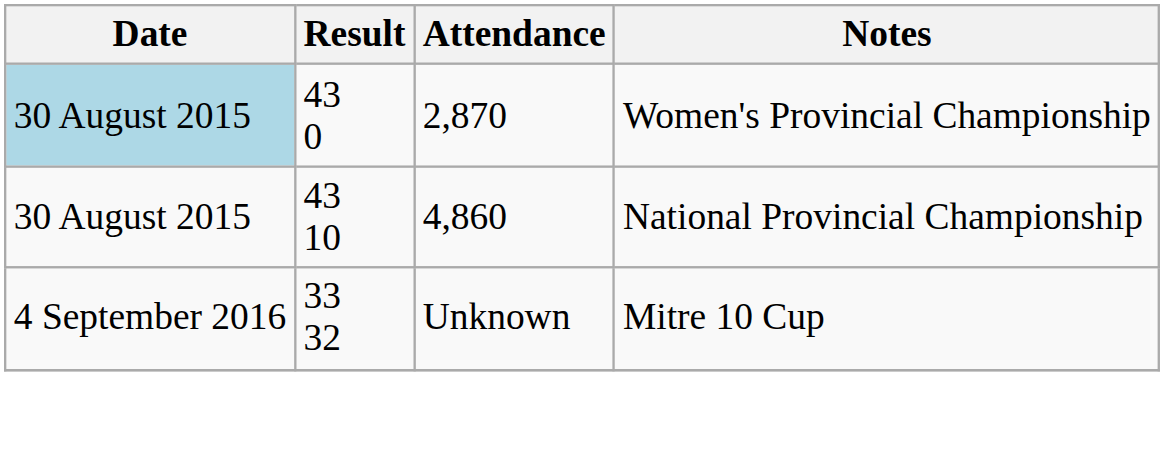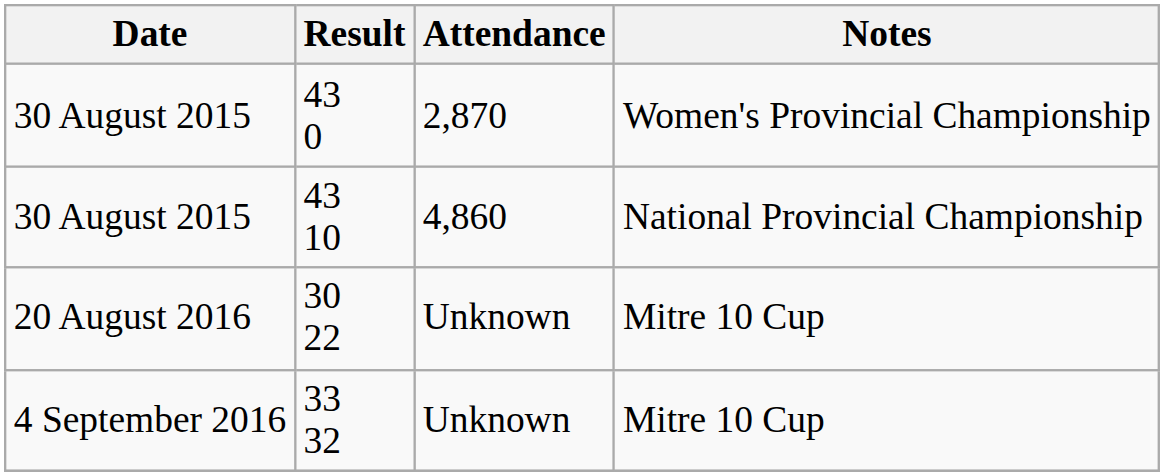(132, 114) lightblue background -> (132, 114) no background
+ row: (322, 317)
